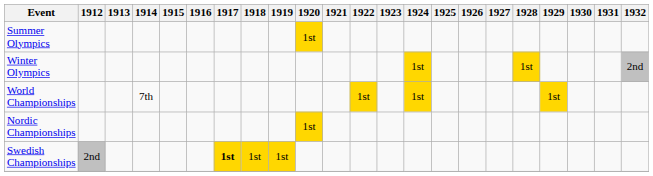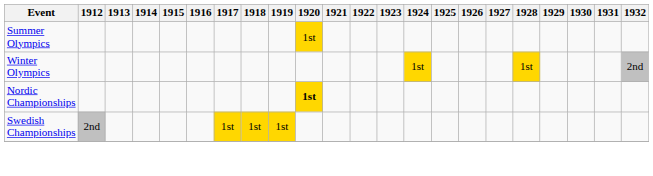- row: (41, 96)
(309, 126) normal -> (309, 96) bold
(228, 156) bold -> (228, 126) normal
